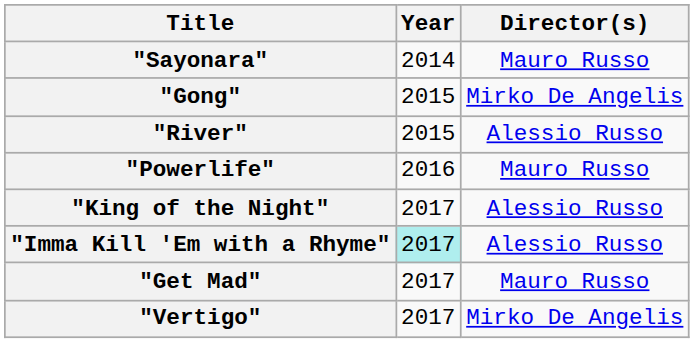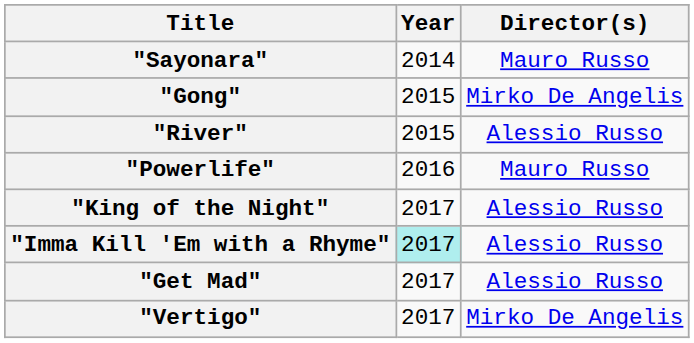(575, 281) Mauro Russo -> (575, 281) Alessio Russo
